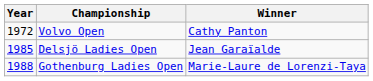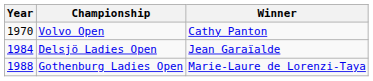(20, 31) 1972 -> (20, 31) 1970
(20, 49) 1985 -> (20, 49) 1984
